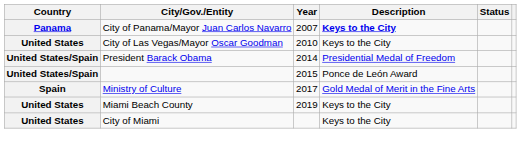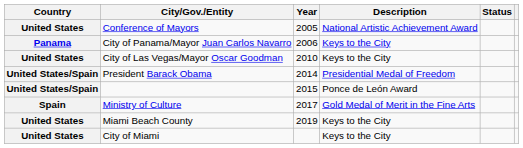+ row: (151, 27)
(307, 27) 2007 -> (307, 43) 2006
(359, 27) bold -> (356, 43) normal
